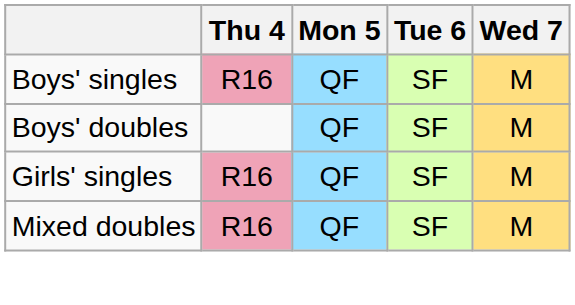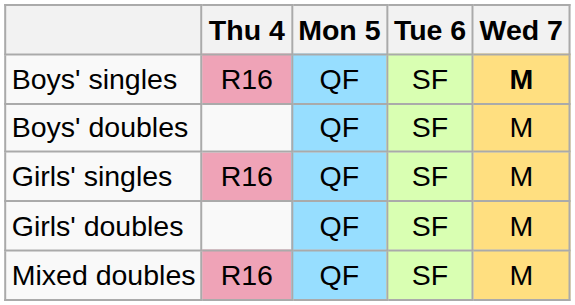(521, 78) normal -> (521, 78) bold
+ row: (98, 226)
